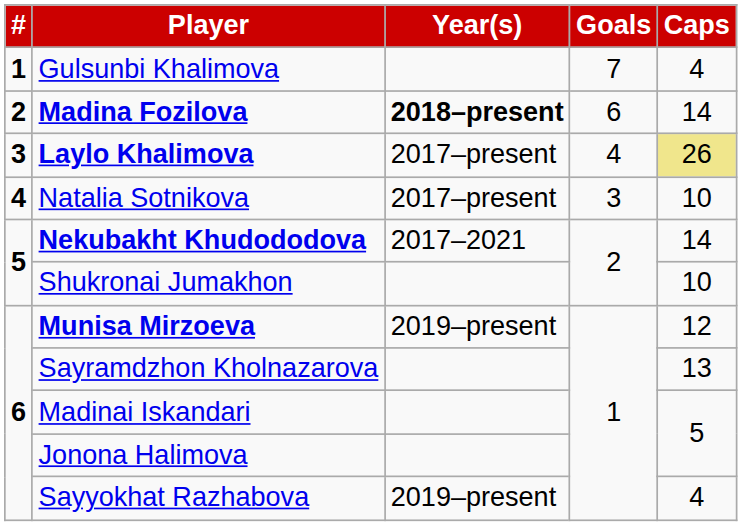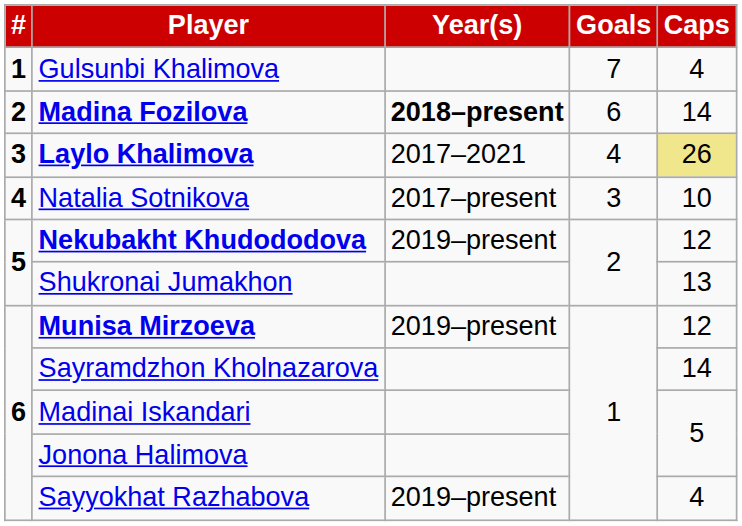(473, 154) 2017–present -> (458, 154) 2017–2021
(458, 240) 2017–2021 -> (473, 240) 2019–present
(697, 240) 14 -> (697, 240) 12
(697, 283) 10 -> (697, 283) 13
(697, 369) 13 -> (697, 369) 14
